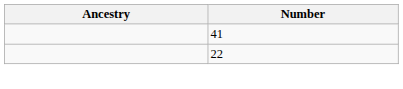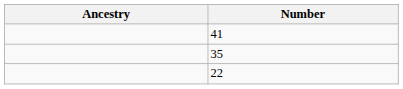+ row: (217, 53)
